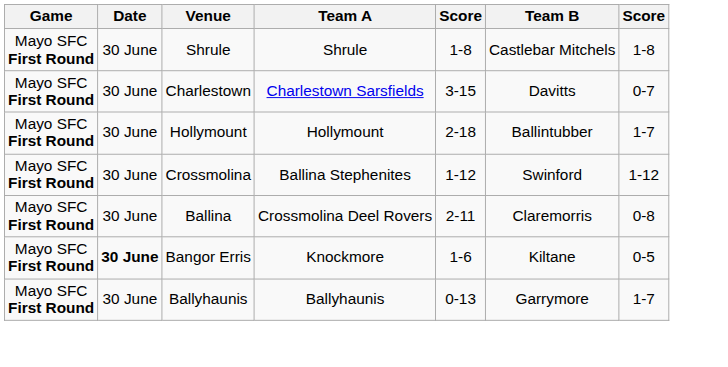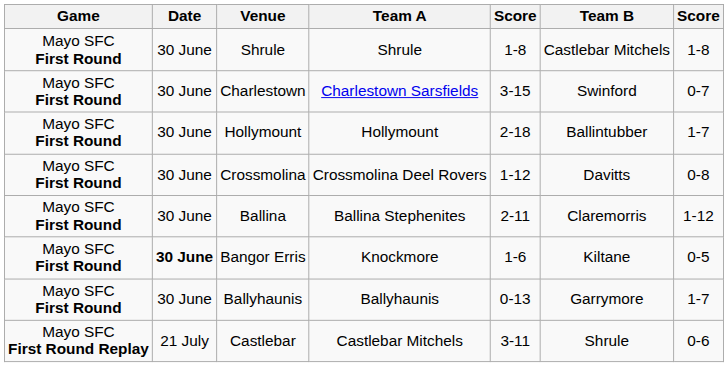(552, 91) Davitts -> (607, 91) Swinford
(345, 174) Ballina Stephenites -> (400, 174) Crossmolina Deel Rovers
(552, 174) Swinford -> (607, 174) Davitts
(644, 174) 1-12 -> (698, 174) 0-8
(345, 216) Crossmolina Deel Rovers -> (400, 216) Ballina Stephenites
(644, 216) 0-8 -> (698, 216) 1-12
+ row: (263, 341)
